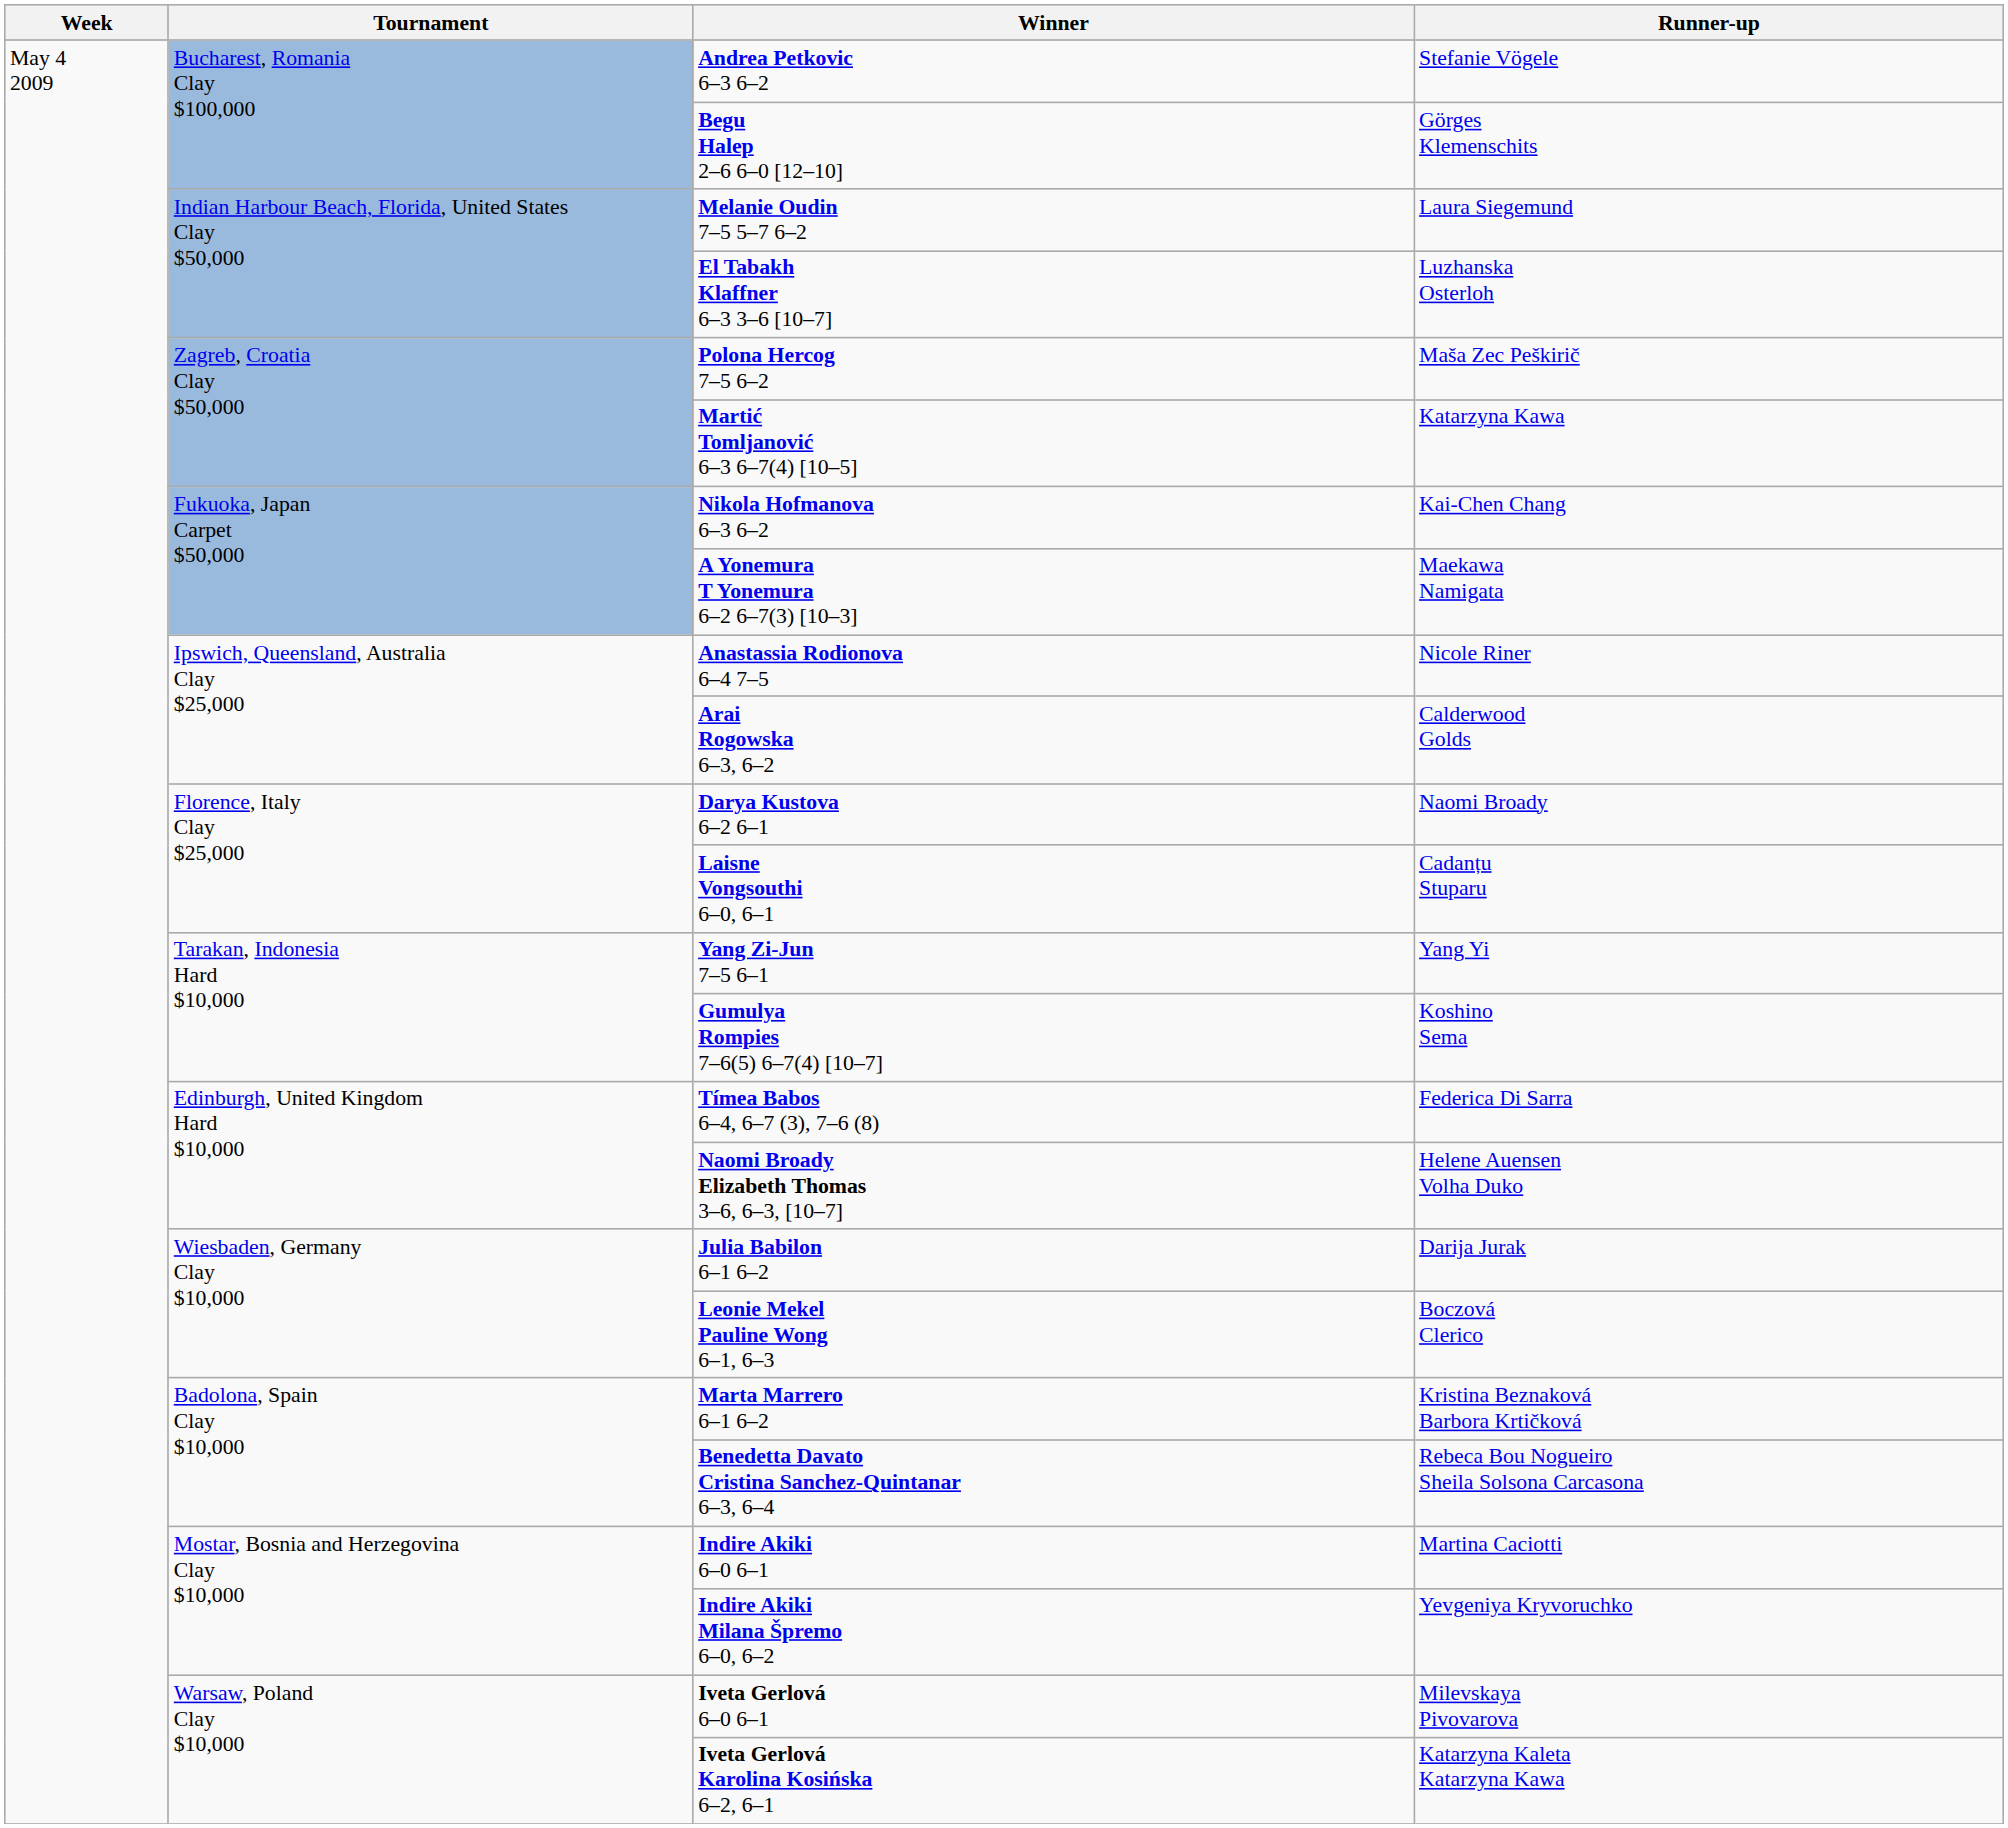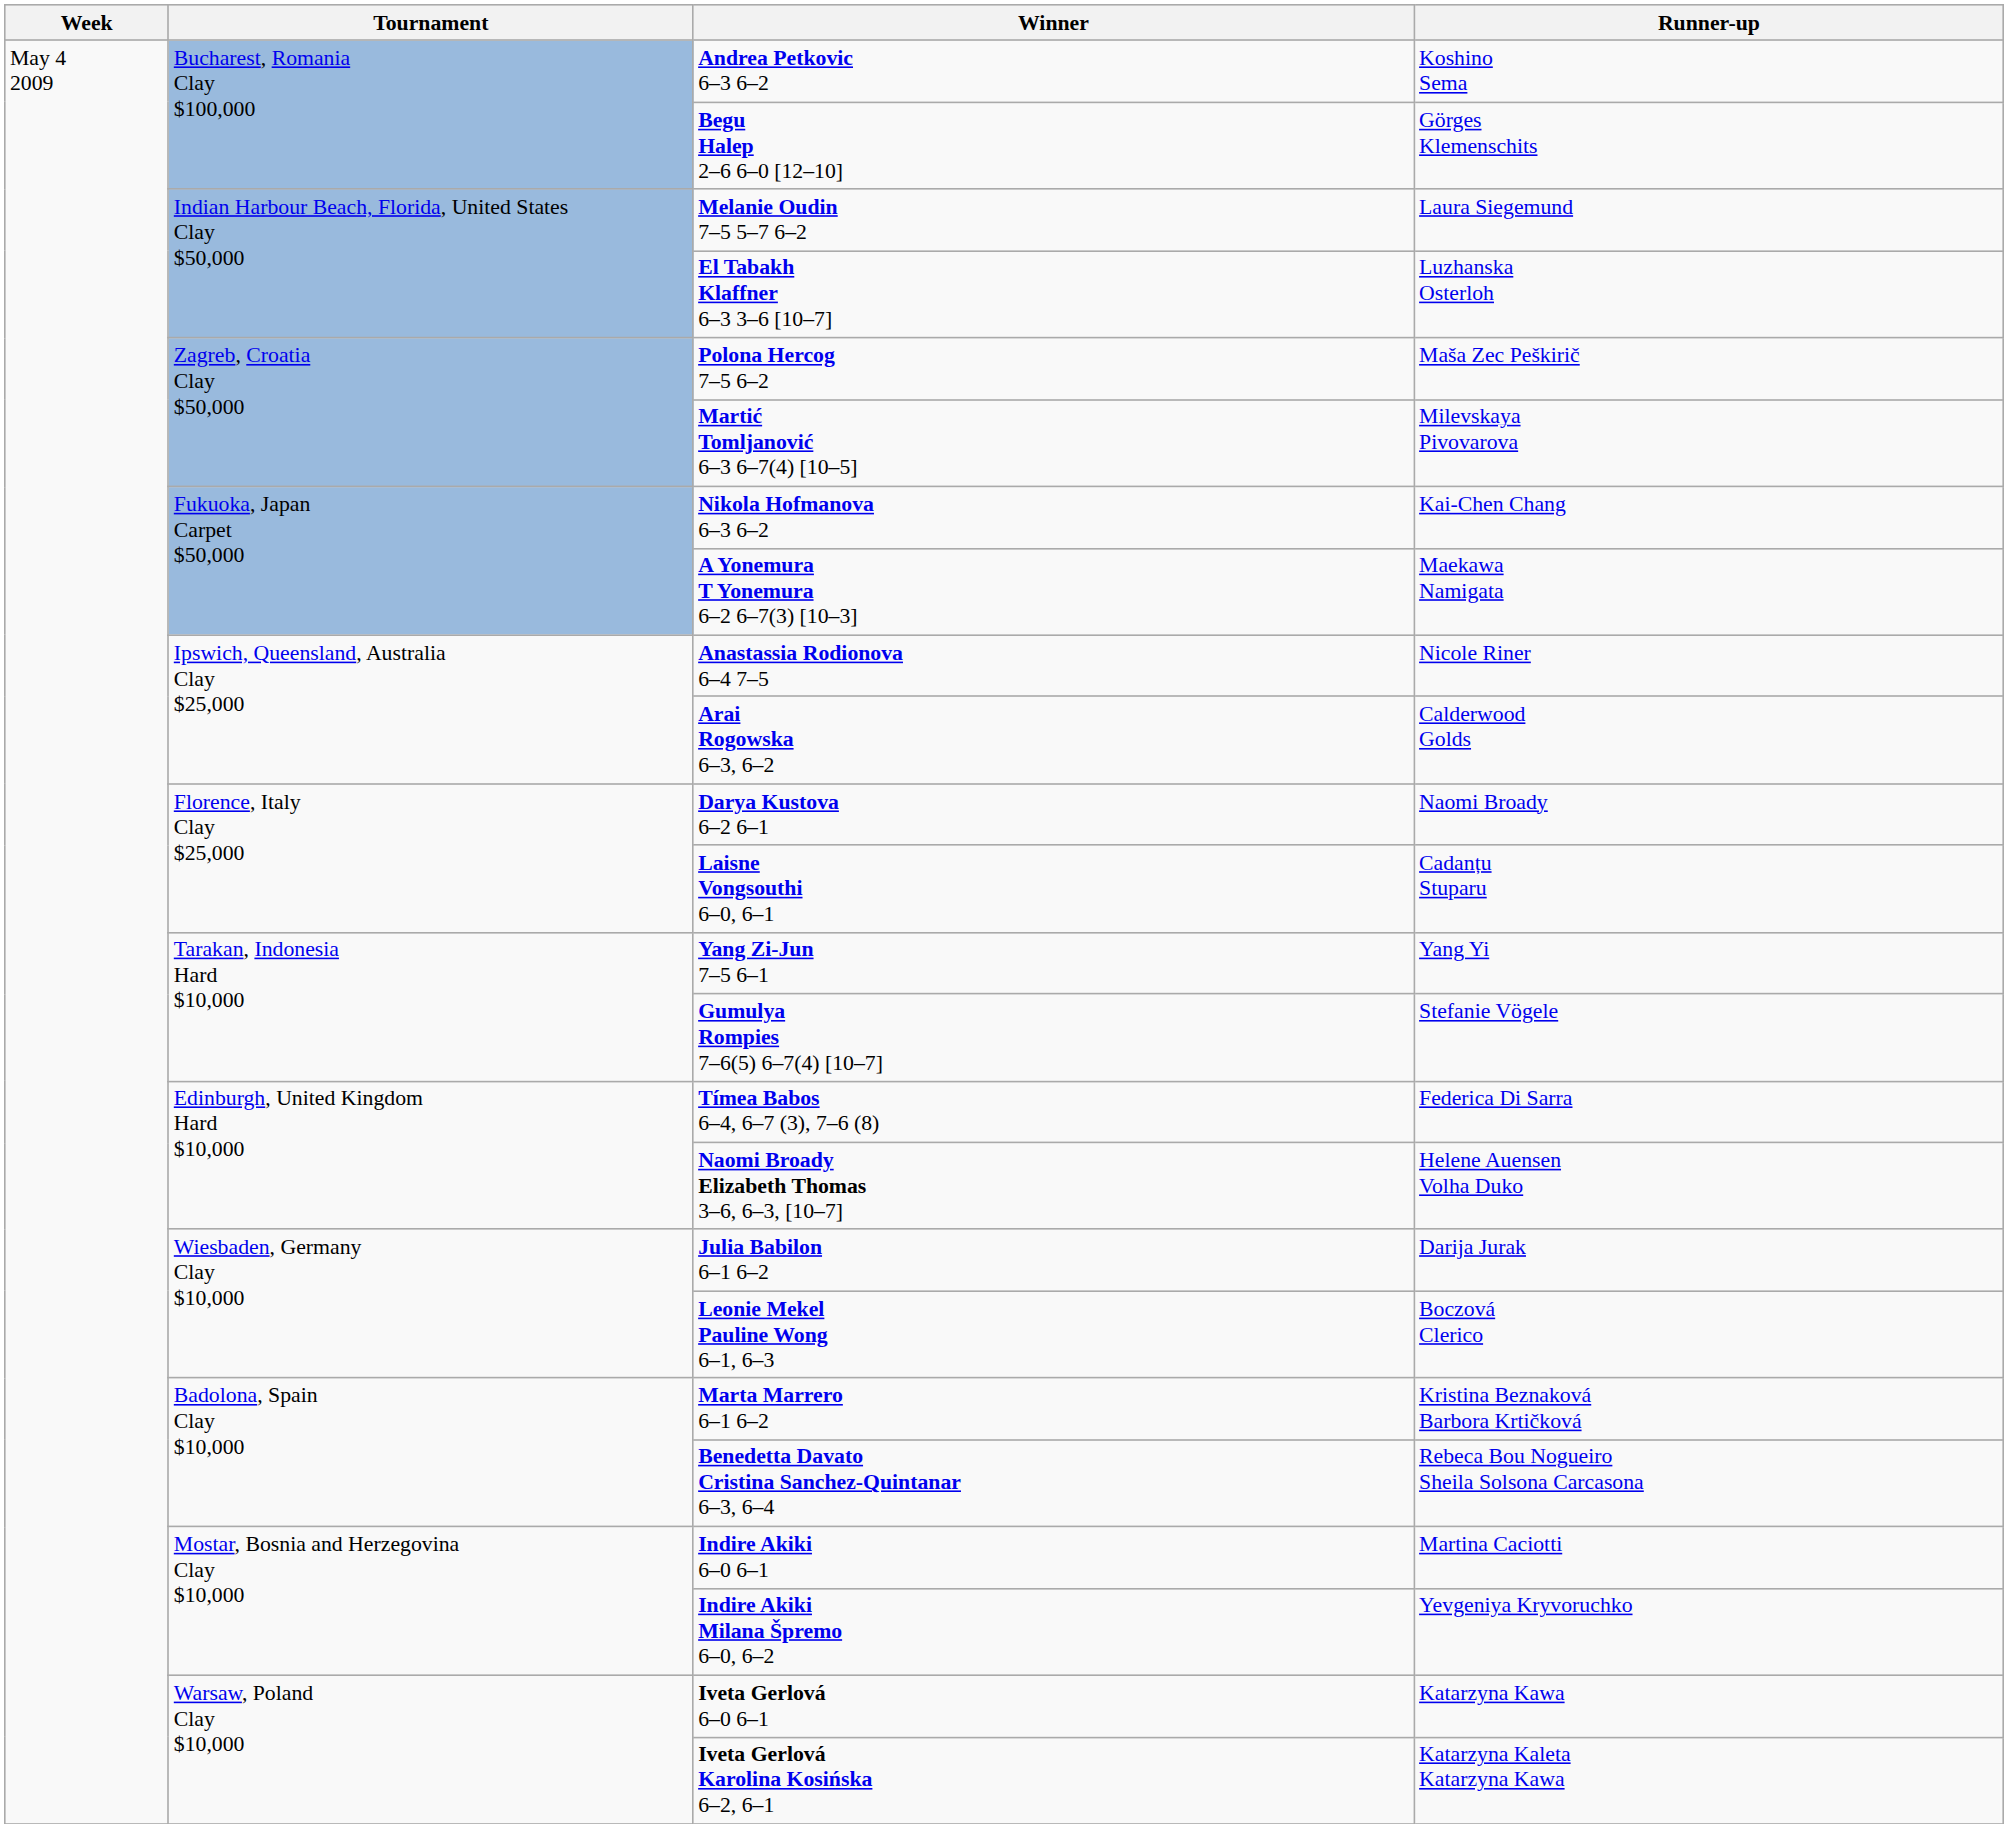(1489, 57) Stefanie Vögele -> (1456, 70) Koshino Sema
(1492, 416) Katarzyna Kawa -> (1470, 429) Milevskaya Pivovarova
(1456, 1023) Koshino Sema -> (1489, 1011) Stefanie Vögele
(1470, 1705) Milevskaya Pivovarova -> (1492, 1692) Katarzyna Kawa
